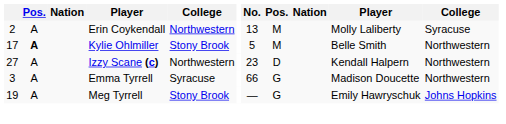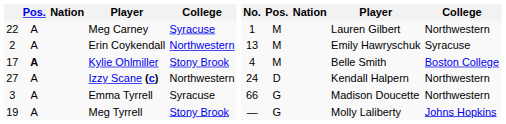+ row: (118, 29)
(366, 29) Molly Laliberty -> (376, 46) Emily Hawryschuk
(252, 46) 5 -> (252, 62) 4
(457, 46) Northwestern -> (462, 62) Boston College
(252, 62) 23 -> (252, 79) 24
(376, 96) Emily Hawryschuk -> (366, 112) Molly Laliberty
